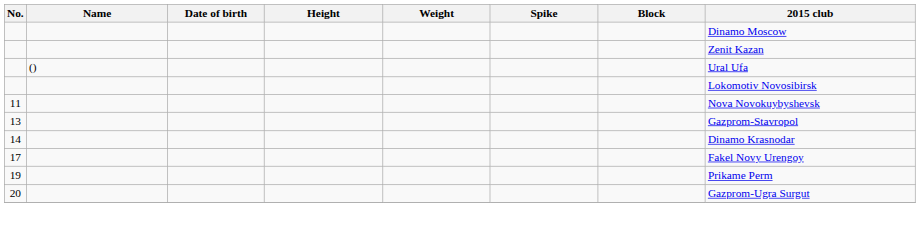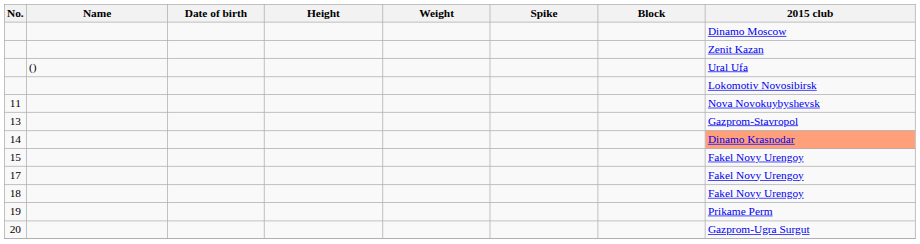(751, 139) no background -> (751, 139) lightsalmon background
+ row: (15, 157)
+ row: (15, 193)
